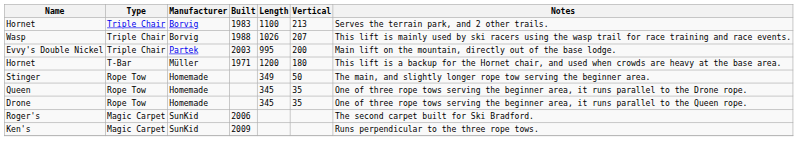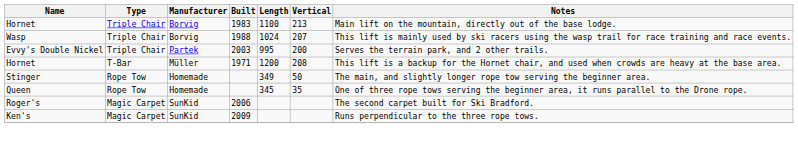(442, 24) Serves the terrain park, and 2 other trails. -> (476, 24) Main lift on the mountain, directly out of the base lodge.
(269, 37) 1026 -> (269, 37) 1024
(476, 50) Main lift on the mountain, directly out of the base lodge. -> (442, 50) Serves the terrain park, and 2 other trails.
(300, 63) 180 -> (300, 63) 208
- row: (18, 103)
